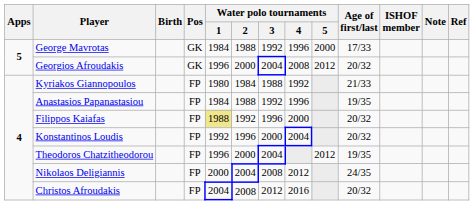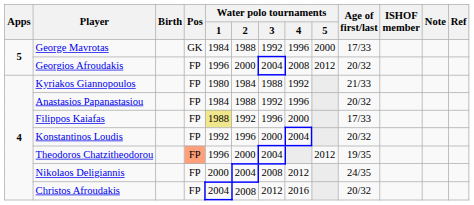(195, 66) GK -> (195, 66) FP
(359, 101) 19/35 -> (359, 101) 20/32
(359, 119) 20/32 -> (359, 119) 17/33
(195, 155) no background -> (195, 155) lightsalmon background
